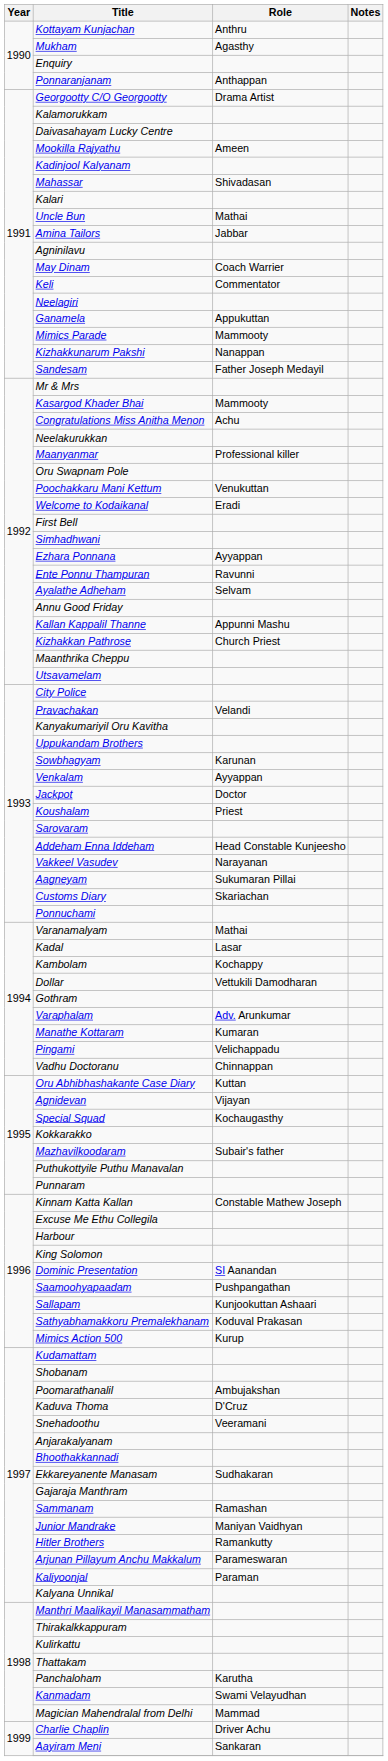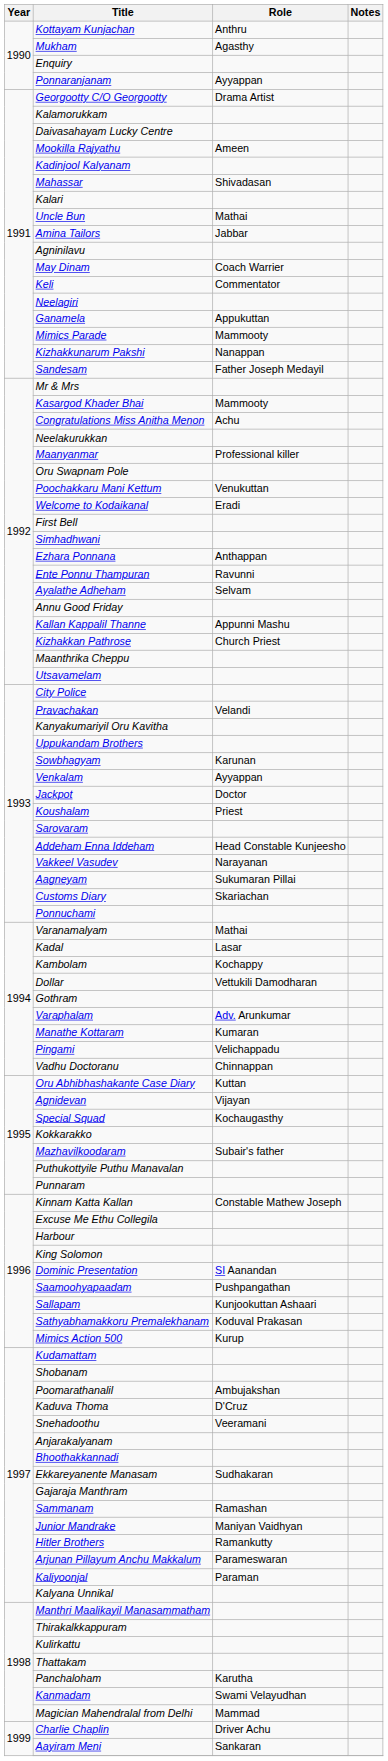(241, 81) Anthappan -> (239, 81) Ayyappan
(239, 557) Ayyappan -> (241, 557) Anthappan
